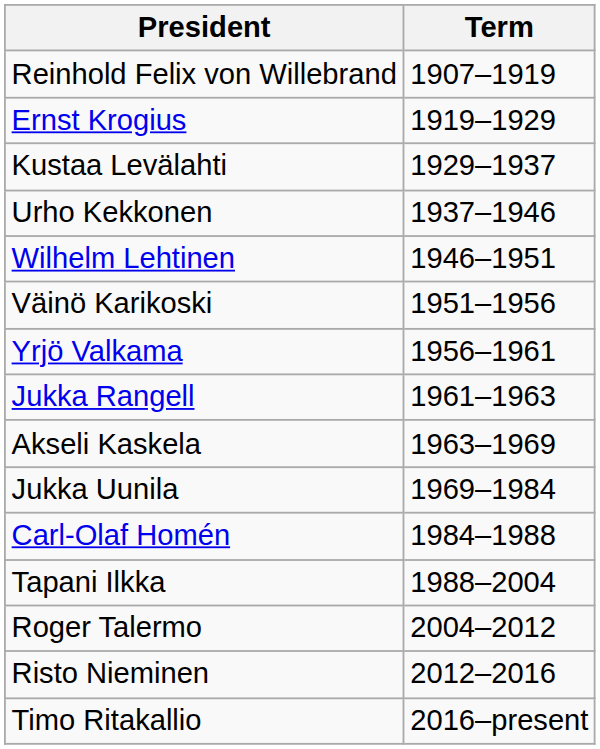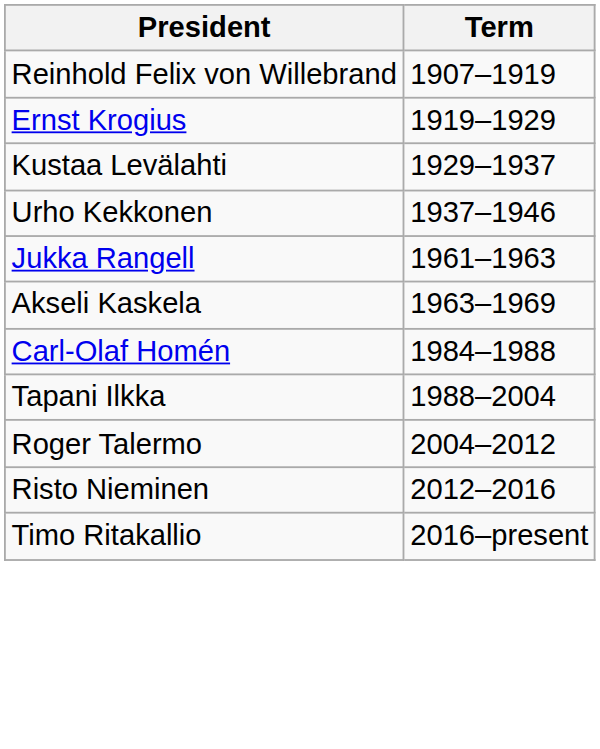- row: (123, 258)
- row: (112, 304)
- row: (97, 350)
- row: (95, 489)
